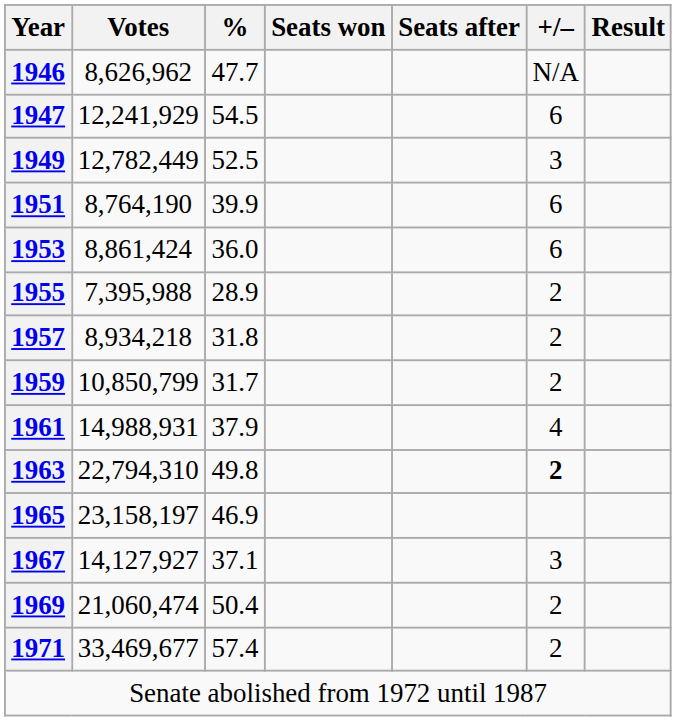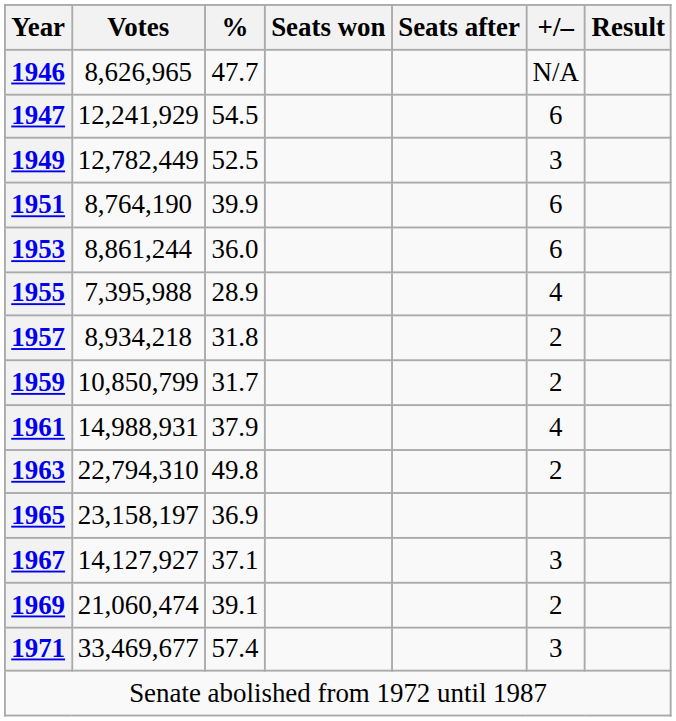(138, 71) 8,626,962 -> (138, 71) 8,626,965
(138, 249) 8,861,424 -> (138, 249) 8,861,244
(556, 293) 2 -> (556, 293) 4
(556, 471) bold -> (556, 471) normal
(235, 515) 46.9 -> (235, 515) 36.9
(235, 604) 50.4 -> (235, 604) 39.1
(556, 648) 2 -> (556, 648) 3
